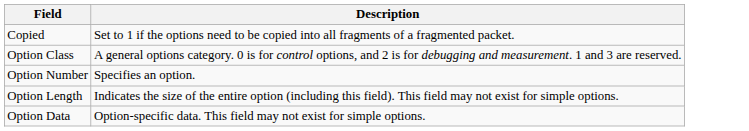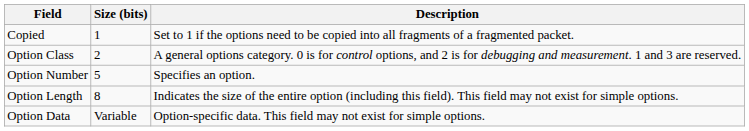+ column: (121, 14)
